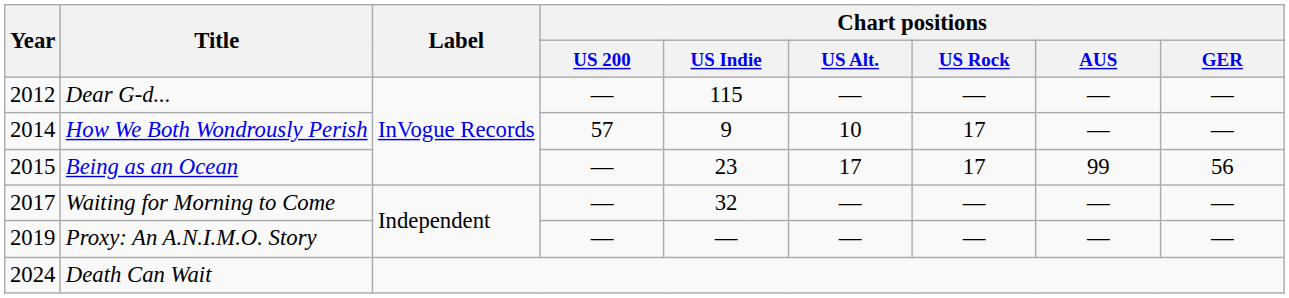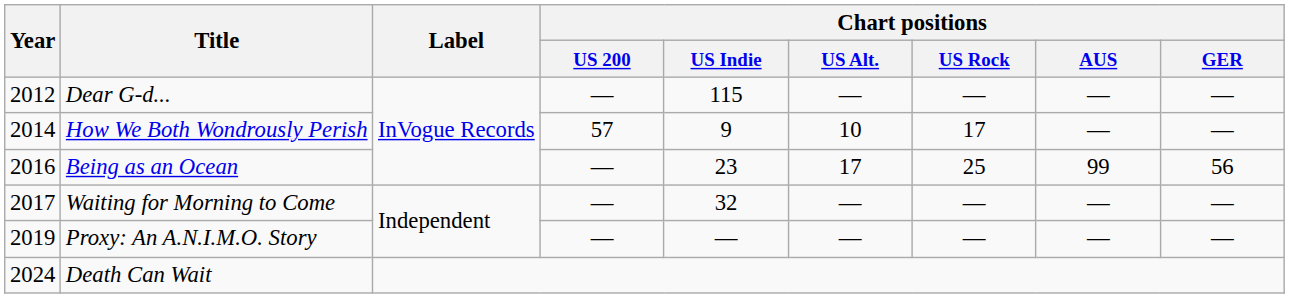(33, 166) 2015 -> (33, 166) 2016
(974, 166) 17 -> (974, 166) 25
